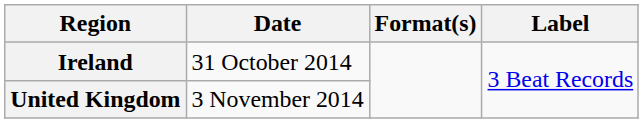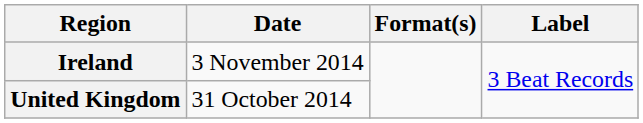(272, 61) 31 October 2014 -> (278, 61) 3 November 2014
(278, 99) 3 November 2014 -> (272, 99) 31 October 2014
